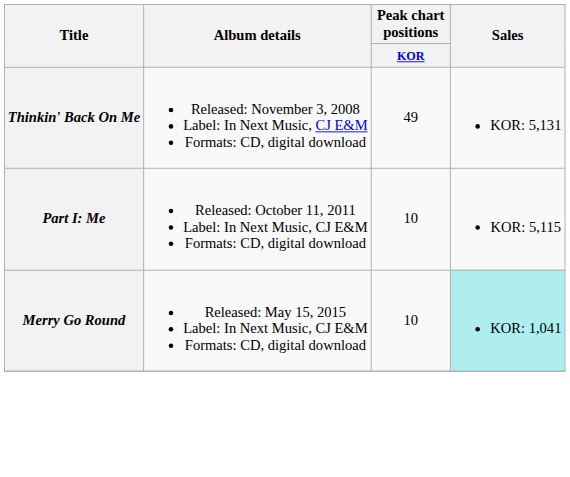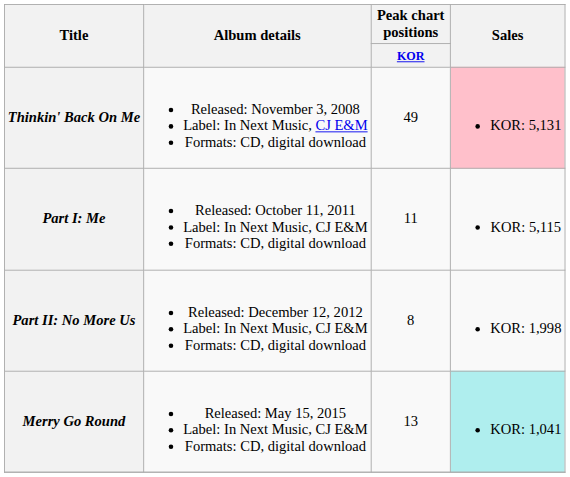(508, 126) no background -> (508, 126) pink background
(411, 219) 10 -> (411, 219) 11
+ row: (74, 320)
(411, 320) 10 -> (411, 421) 13
